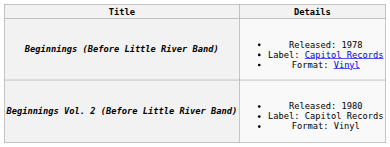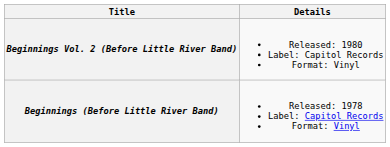rows swapped: (122, 49) <-> (122, 111)
